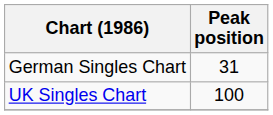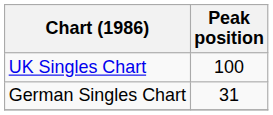rows swapped: (97, 67) <-> (77, 95)
